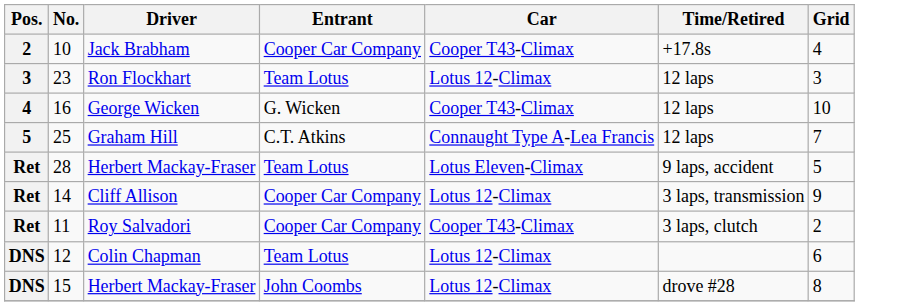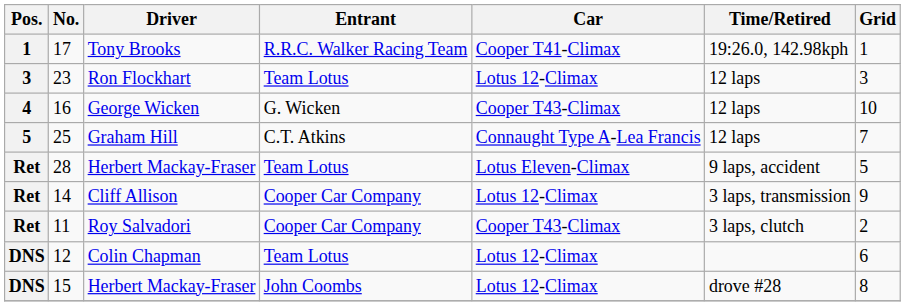+ row: (62, 49)
- row: (62, 49)
